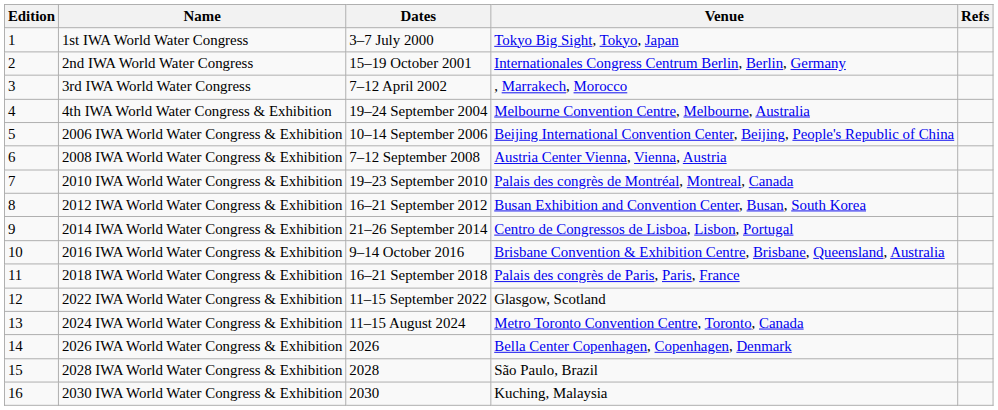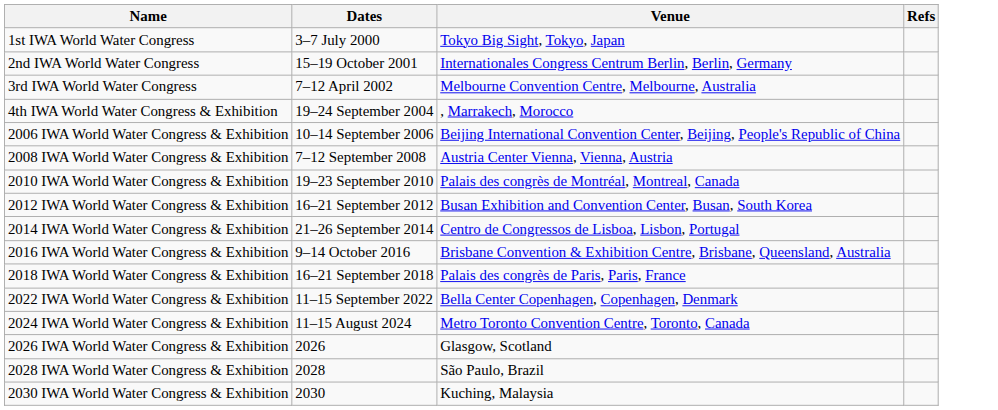- column: (31, 16)
(561, 87) , Marrakech, Morocco -> (598, 87) Melbourne Convention Centre, Melbourne, Australia
(652, 110) Melbourne Convention Centre, Melbourne, Australia -> (507, 110) , Marrakech, Morocco
(550, 299) Glasgow, Scotland -> (589, 299) Bella Center Copenhagen, Copenhagen, Denmark
(643, 346) Bella Center Copenhagen, Copenhagen, Denmark -> (496, 346) Glasgow, Scotland
